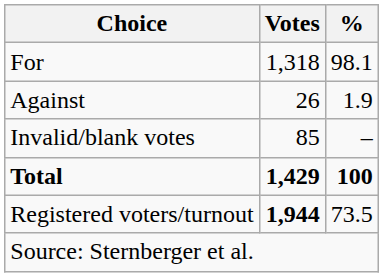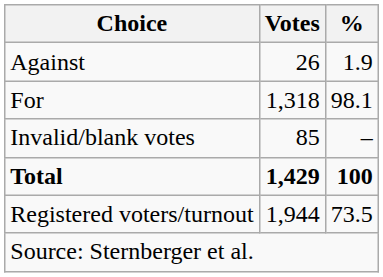rows swapped: (27, 61) <-> (48, 99)
(293, 213) bold -> (293, 213) normal
